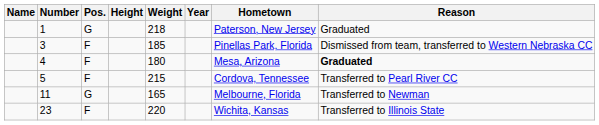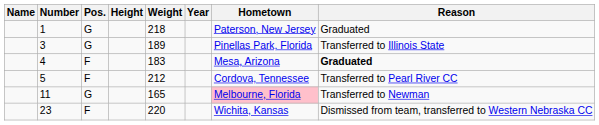(87, 45) F -> (88, 45) G
(157, 45) 185 -> (157, 45) 189
(456, 45) Dismissed from team, transferred to Western Nebraska CC -> (382, 45) Transferred to Illinois State
(157, 62) 180 -> (157, 62) 183
(157, 78) 215 -> (157, 78) 212
(257, 95) no background -> (257, 95) pink background
(382, 111) Transferred to Illinois State -> (456, 111) Dismissed from team, transferred to Western Nebraska CC
